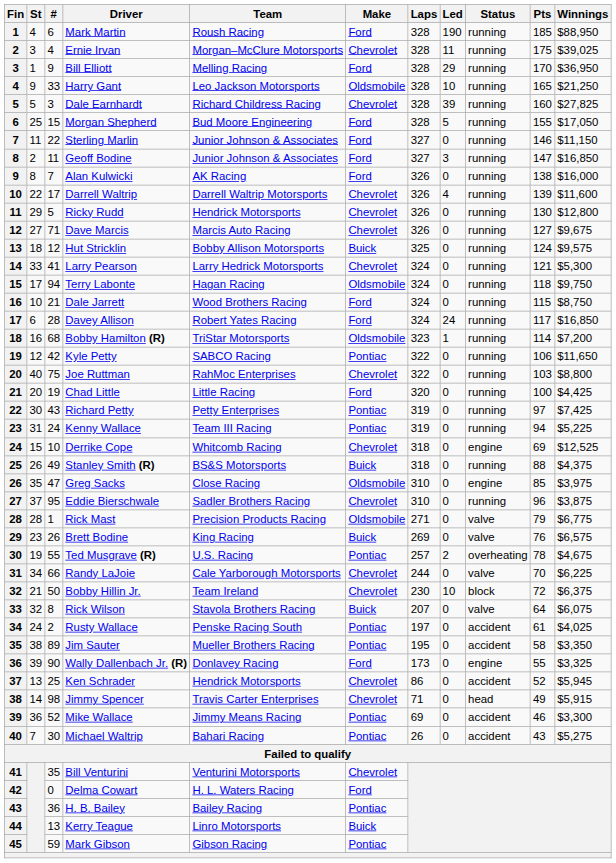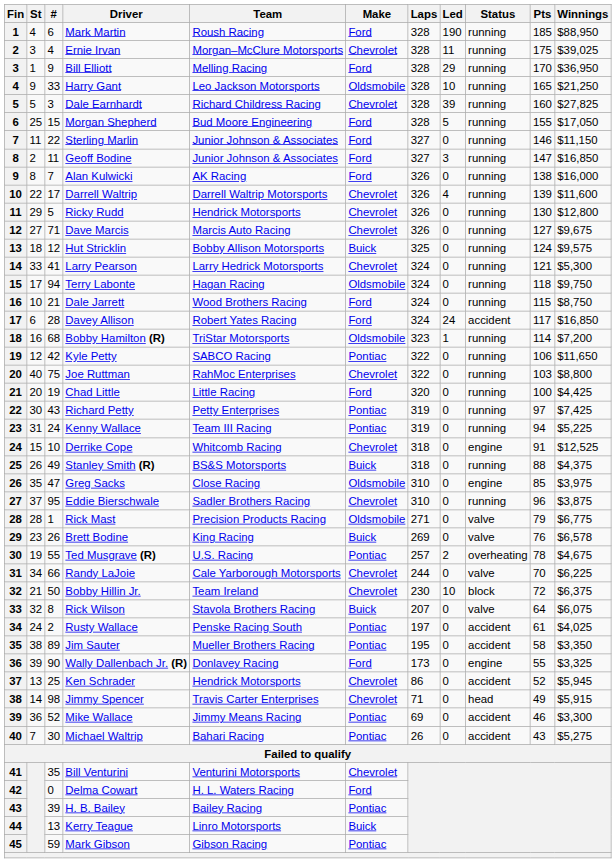(487, 320) running -> (489, 320) accident
(539, 447) 69 -> (539, 447) 91
(575, 537) $6,575 -> (575, 537) $6,578
(54, 808) 36 -> (54, 808) 39
